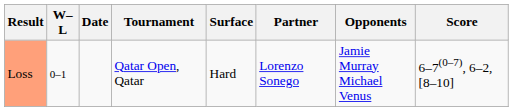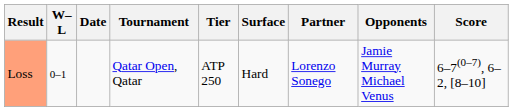+ column: (218, 22)
